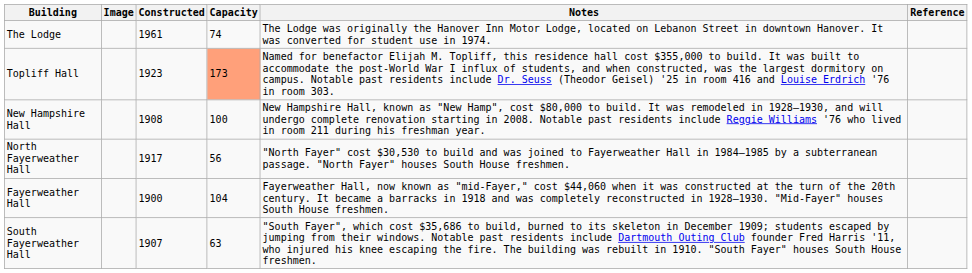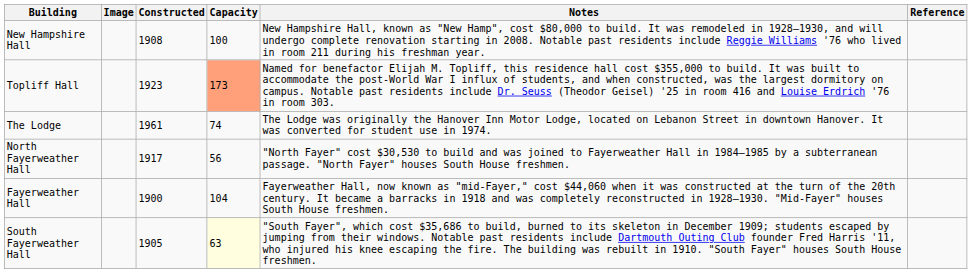rows swapped: (46, 119) <-> (34, 35)
(151, 243) 1907 -> (151, 243) 1905
(216, 243) no background -> (216, 243) lightyellow background
